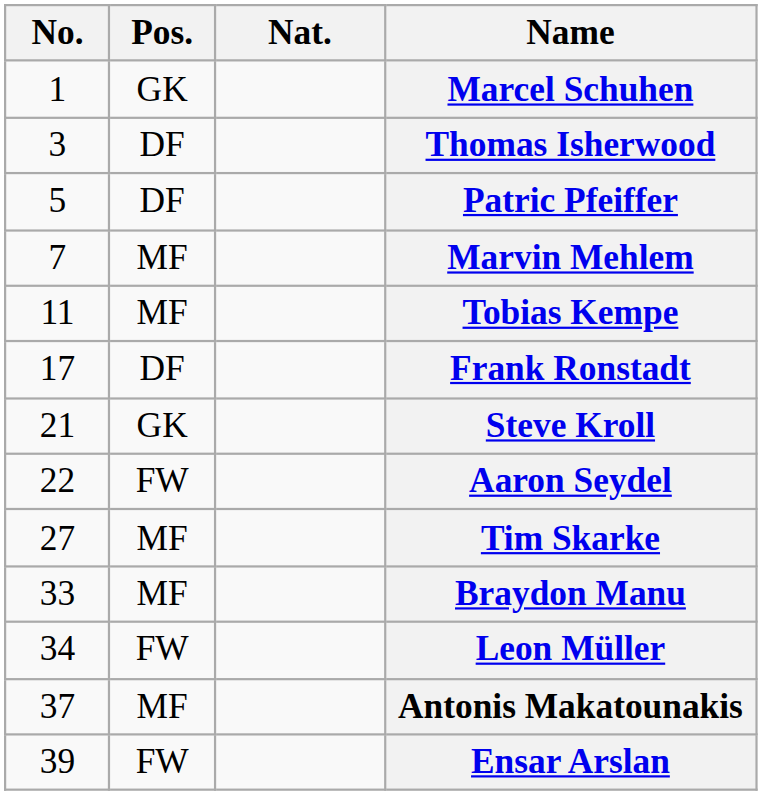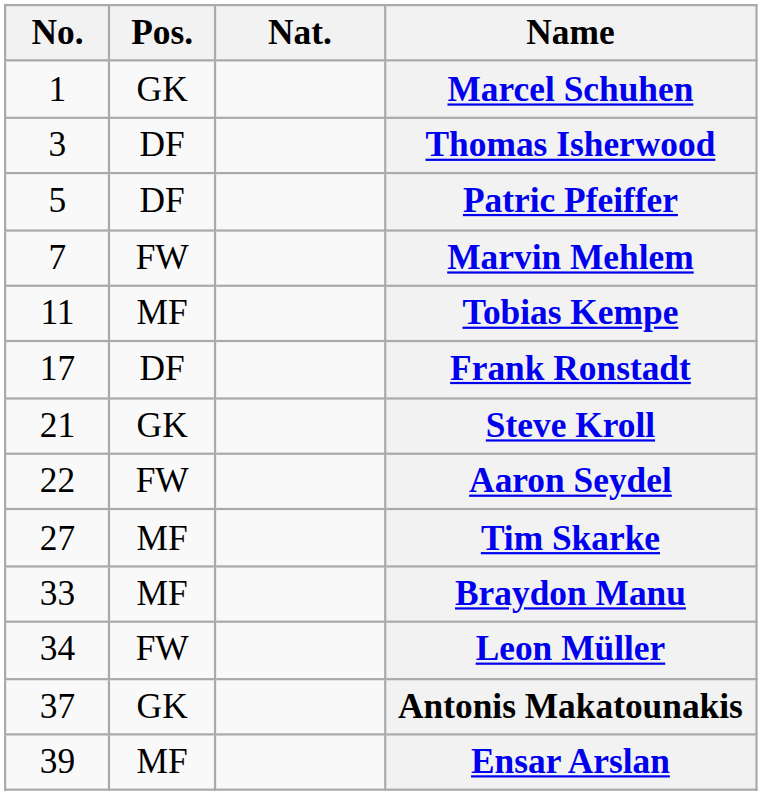(162, 256) MF -> (162, 256) FW
(162, 705) MF -> (162, 705) GK
(162, 761) FW -> (162, 761) MF
